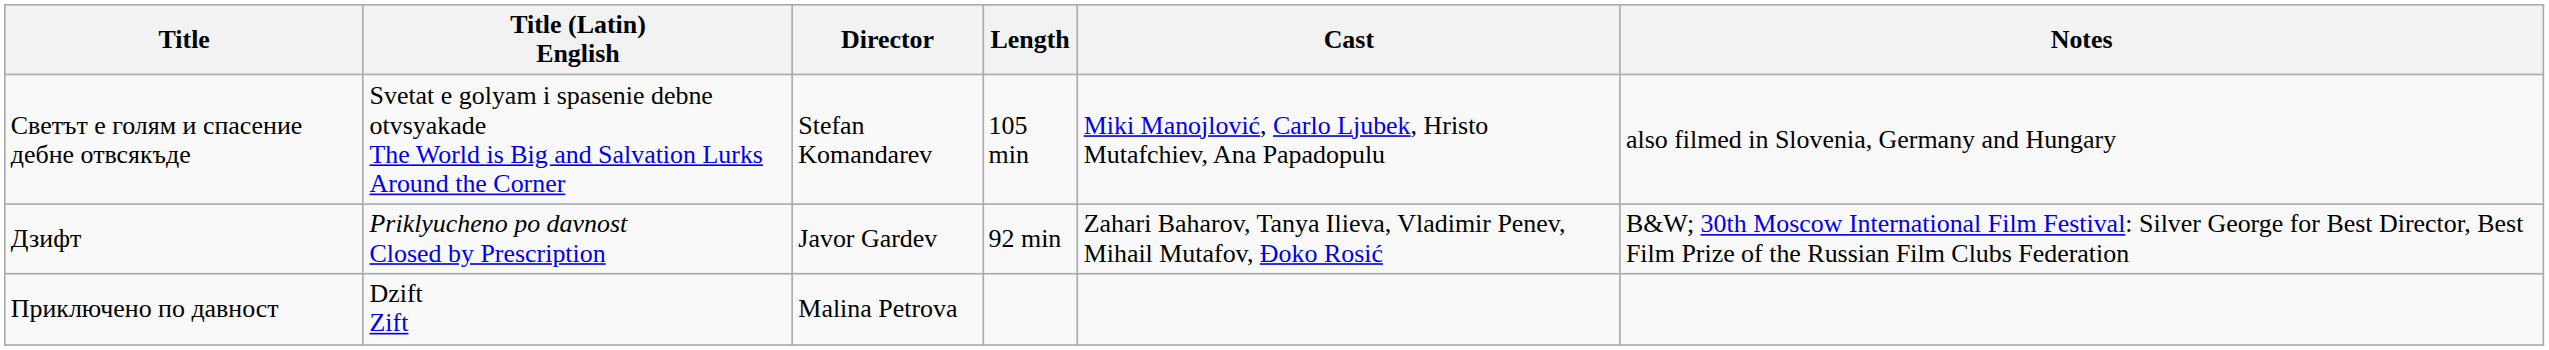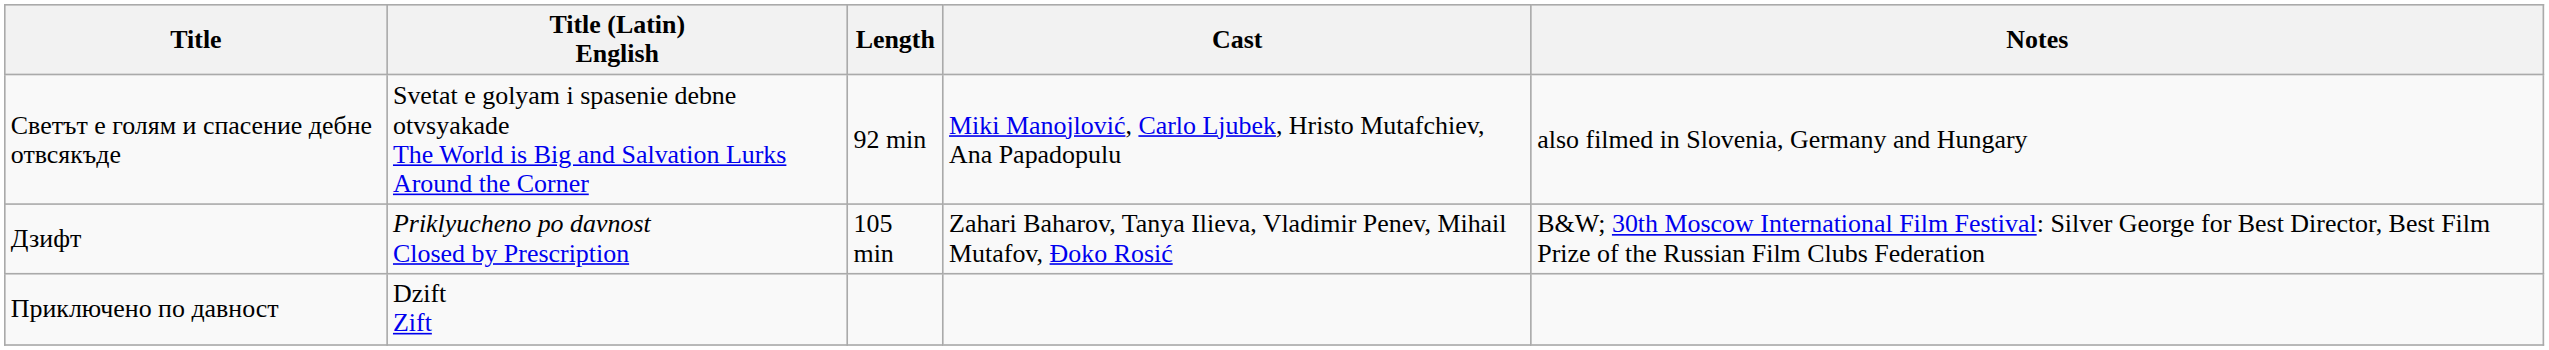- column: (887, 39)
(1009, 139) 105 min -> (890, 139) 92 min
(1025, 238) 92 min -> (874, 238) 105 min
